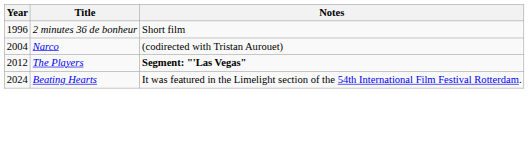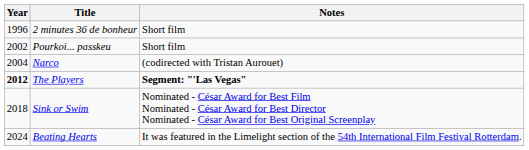+ row: (72, 46)
(17, 63) normal -> (17, 79) bold
+ row: (61, 108)
